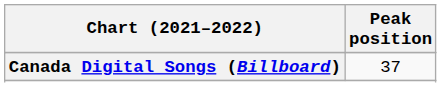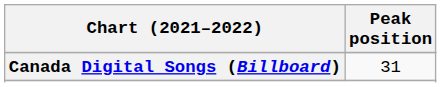(391, 67) 37 -> (391, 67) 31
